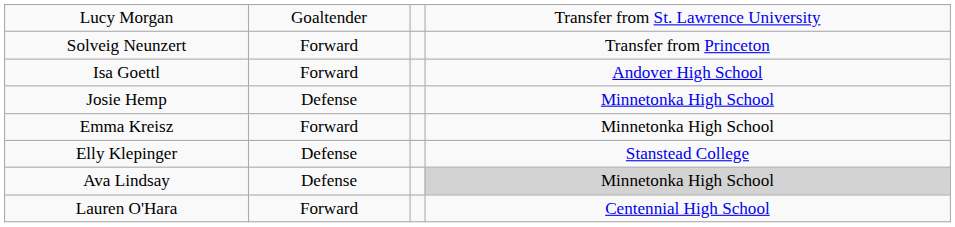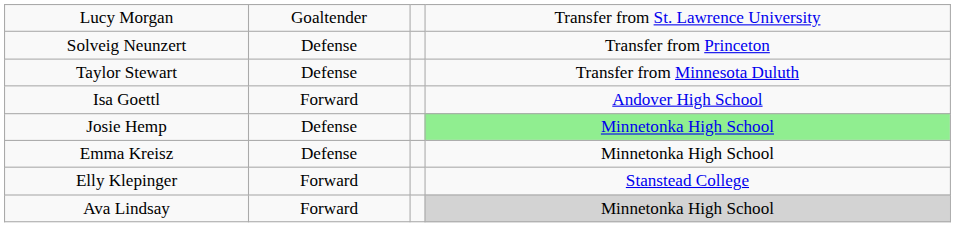(329, 45) Forward -> (329, 45) Defense
+ row: (127, 72)
(687, 99) no background -> (687, 126) lightgreen background
(329, 126) Forward -> (329, 153) Defense
(329, 153) Defense -> (329, 180) Forward
(329, 180) Defense -> (329, 208) Forward
- row: (127, 208)
